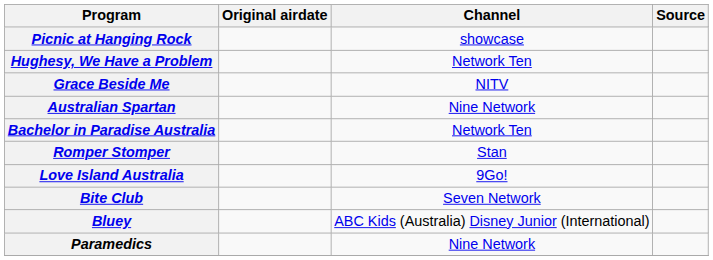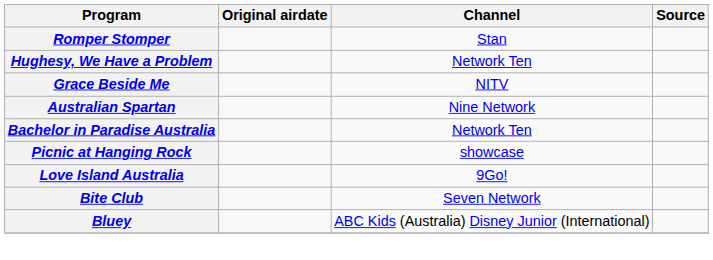rows swapped: (112, 152) <-> (112, 38)
- row: (112, 244)
